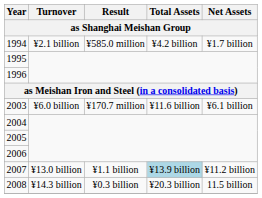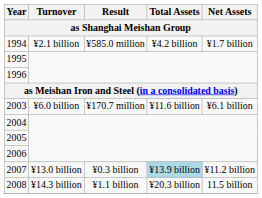(115, 169) ¥1.1 billion -> (115, 169) ¥0.3 billion
(115, 185) ¥0.3 billion -> (115, 185) ¥1.1 billion
